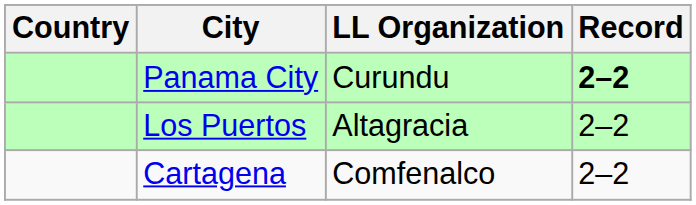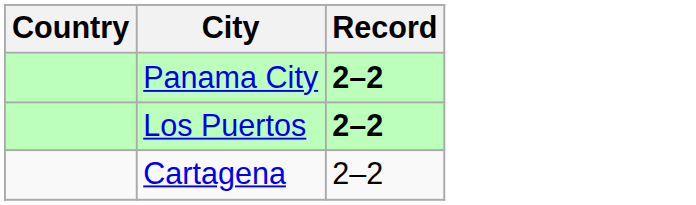- column: (448, 28)
(604, 125) normal -> (358, 125) bold
